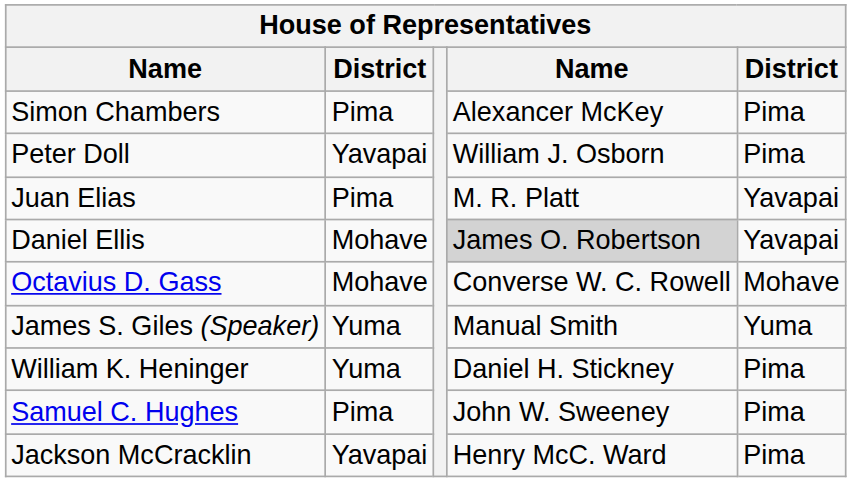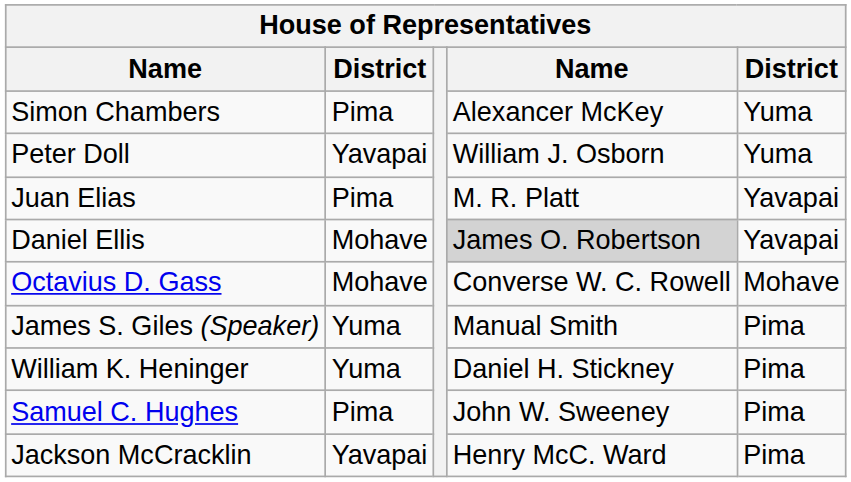(774, 111) Pima -> (778, 111) Yuma
(774, 154) Pima -> (778, 154) Yuma
(778, 326) Yuma -> (774, 326) Pima
